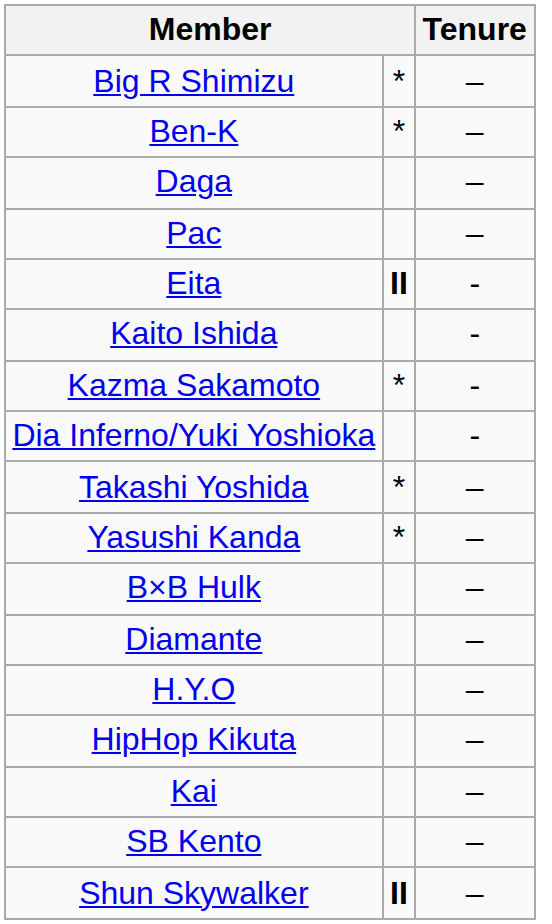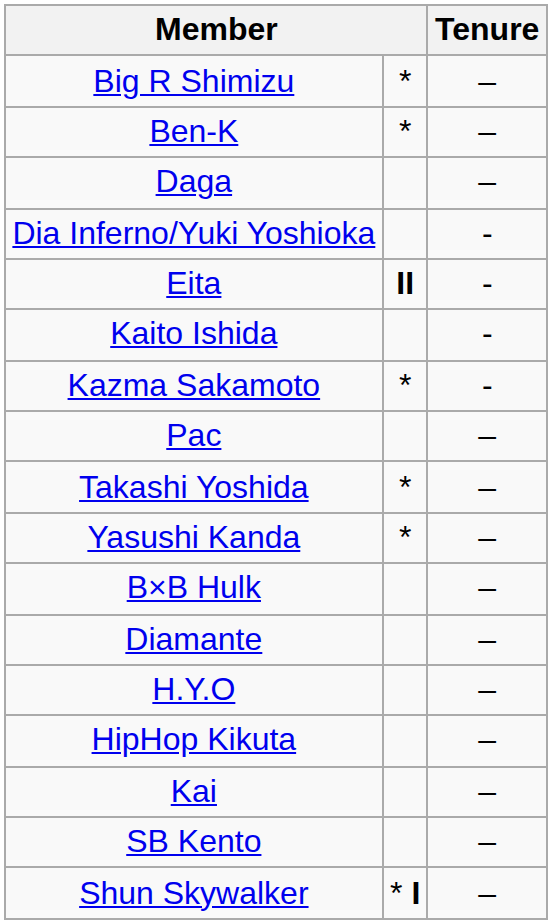rows swapped: (194, 435) <-> (194, 232)
(399, 892) II -> (405, 892) * I
